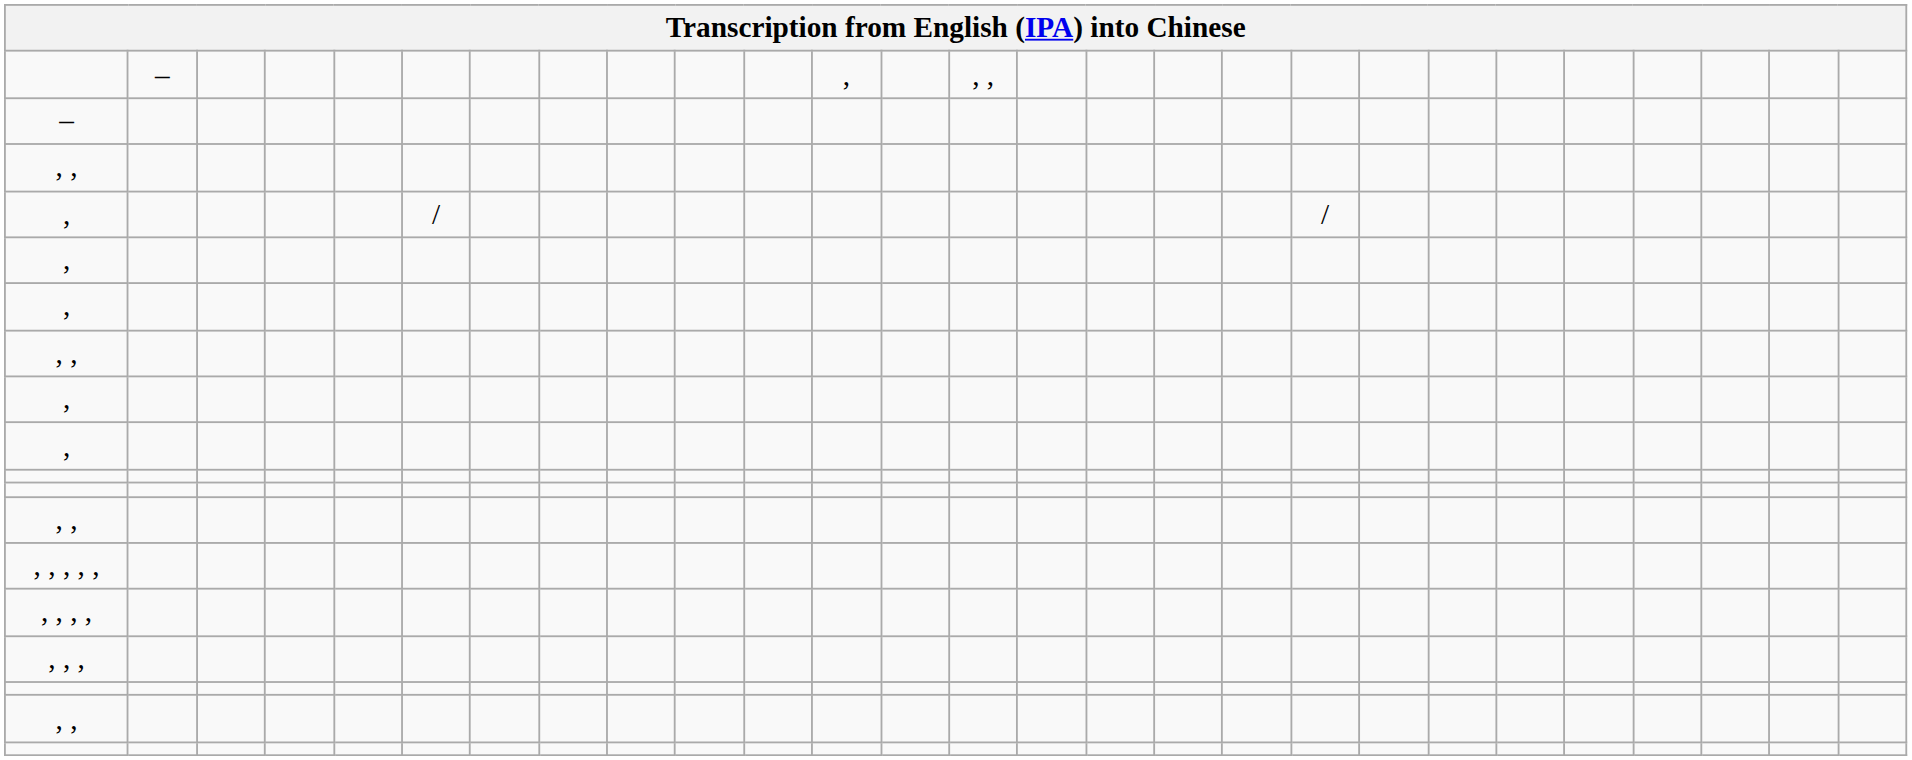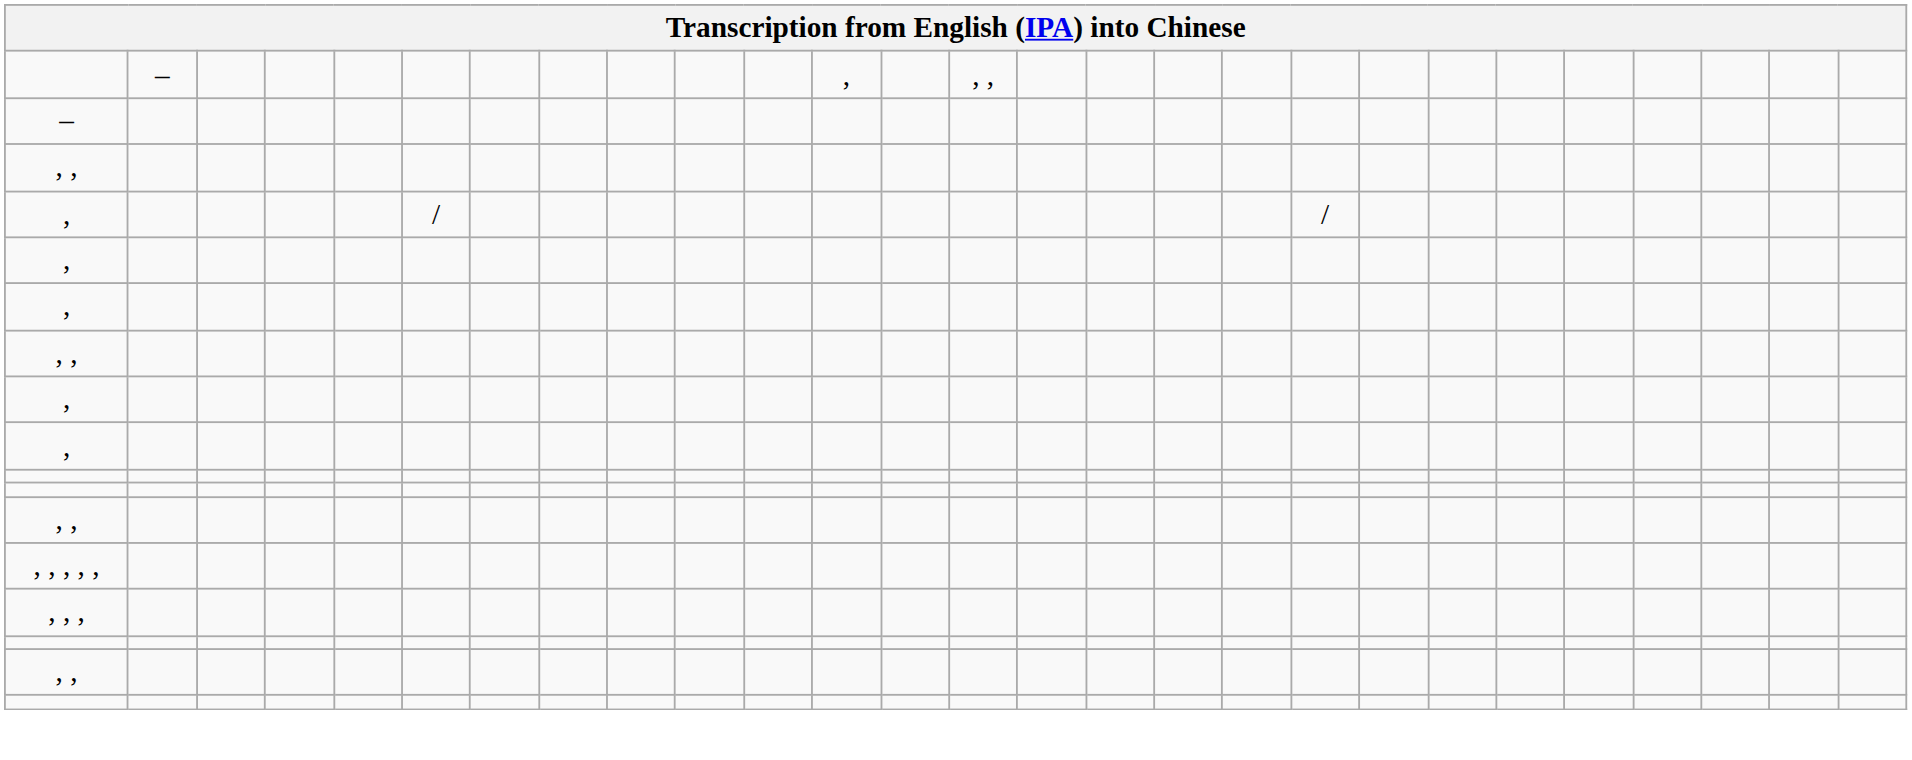- row: (67, 611)
